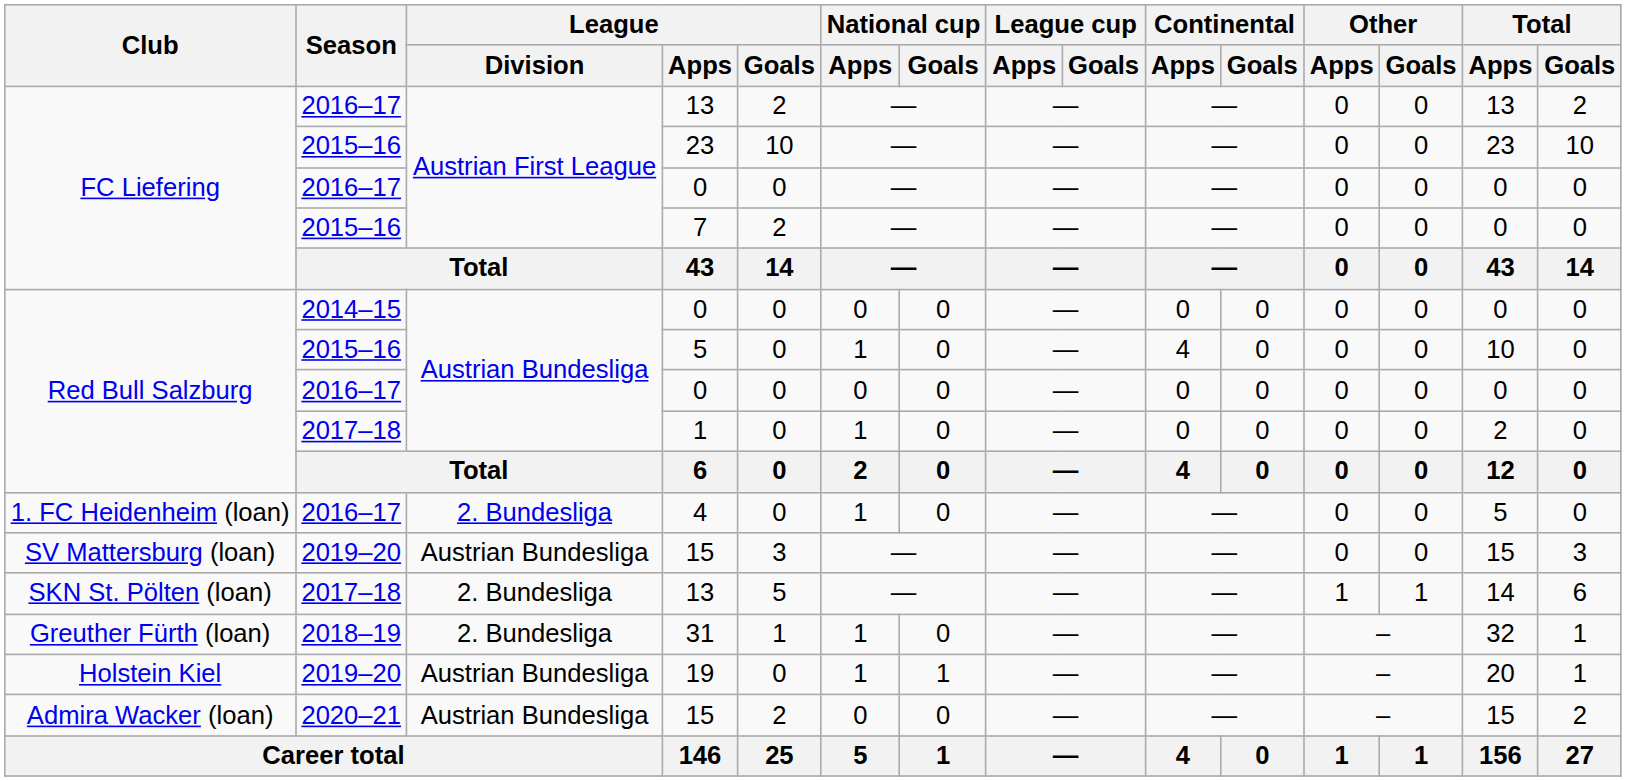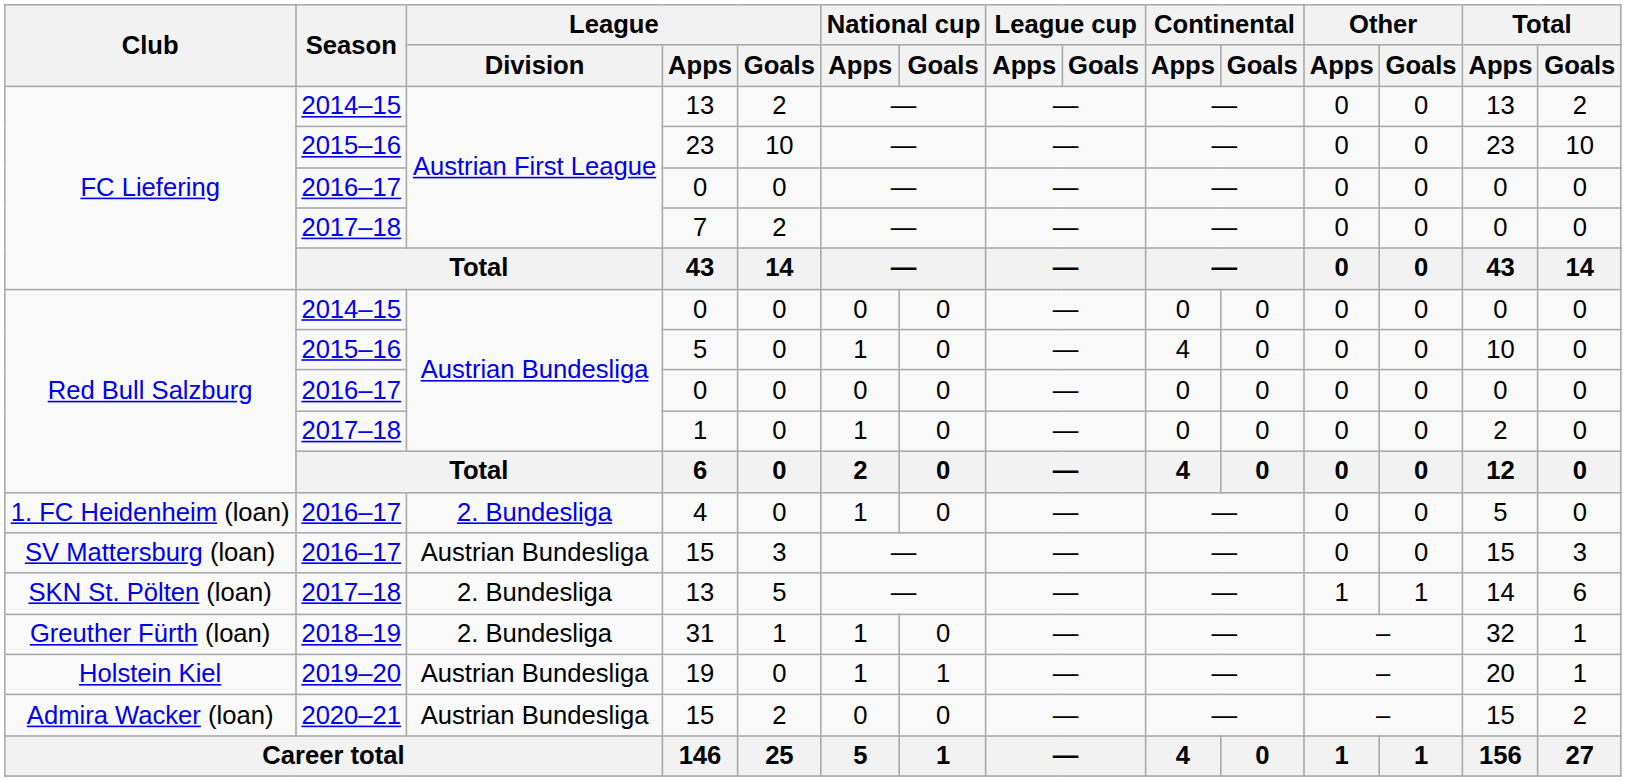(351, 106) 2016–17 -> (351, 106) 2014–15
(351, 227) 2015–16 -> (351, 227) 2017–18
(351, 552) 2019–20 -> (351, 552) 2016–17
